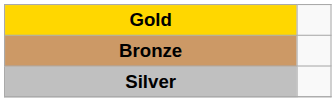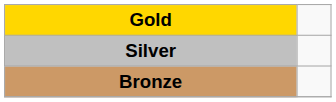rows swapped: (151, 81) <-> (151, 50)
